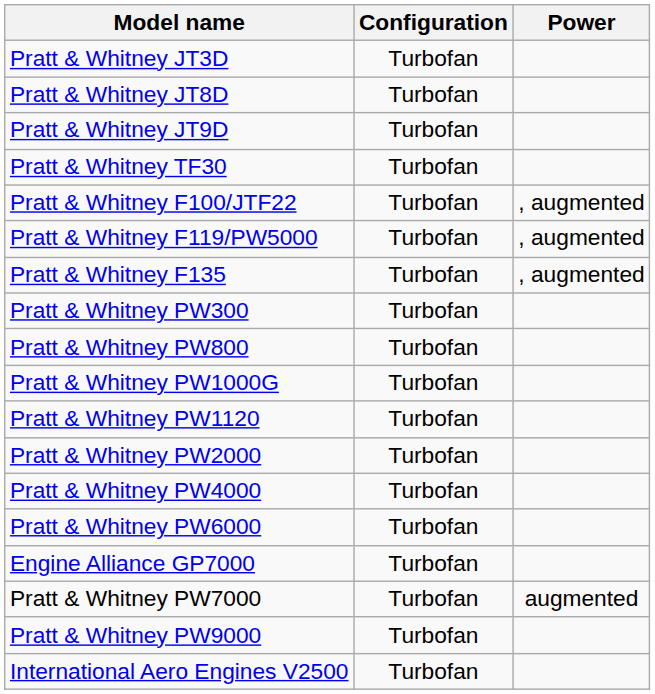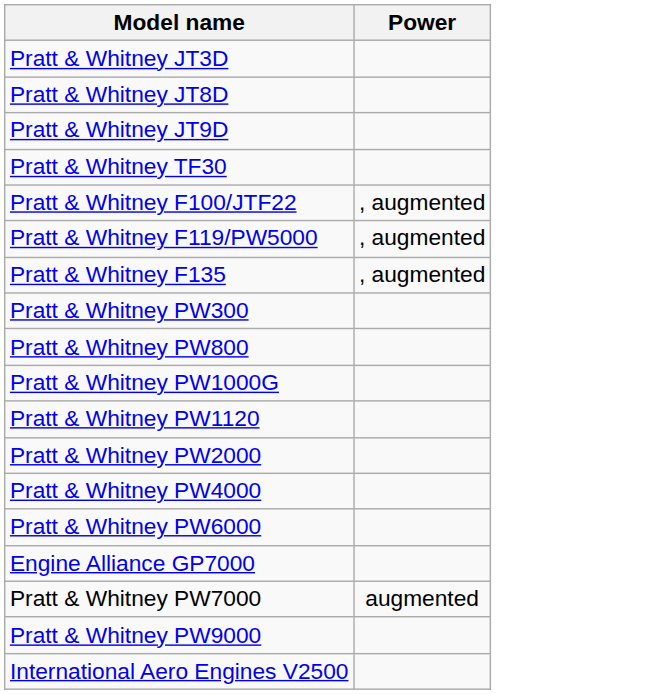- column: (433, 22)
